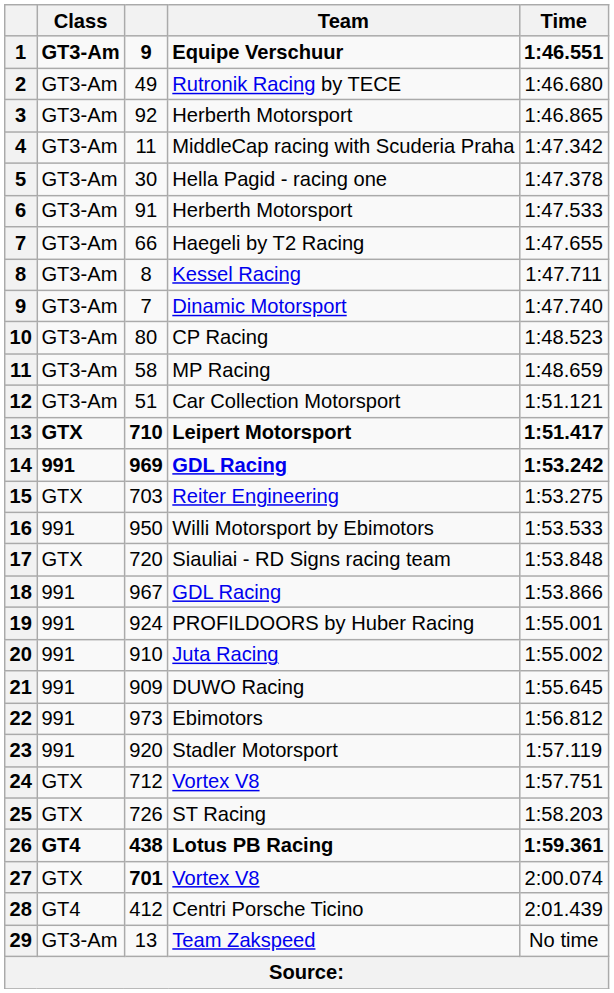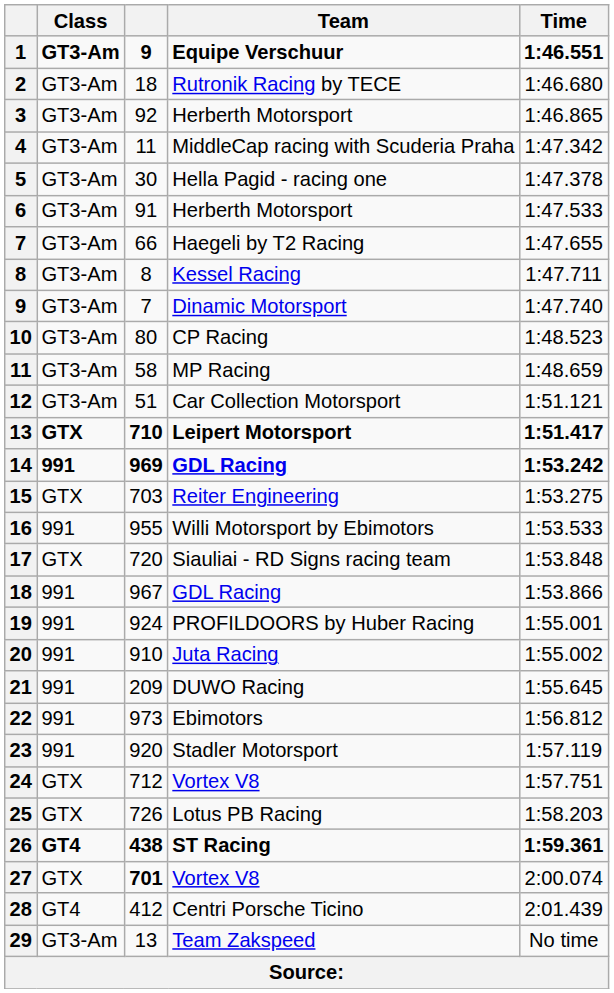(146, 84) 49 -> (146, 84) 18
(146, 528) 950 -> (146, 528) 955
(146, 686) 909 -> (146, 686) 209
(219, 813) ST Racing -> (247, 813) Lotus PB Racing
(253, 845) Lotus PB Racing -> (221, 845) ST Racing
